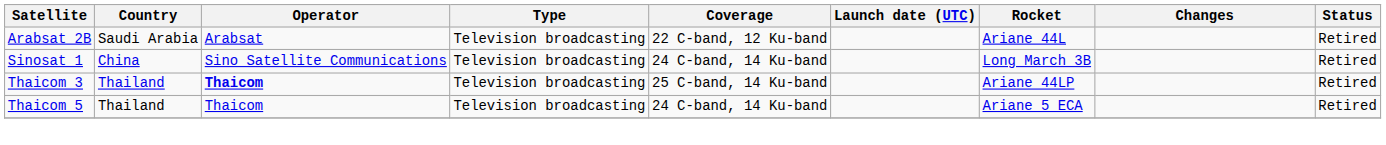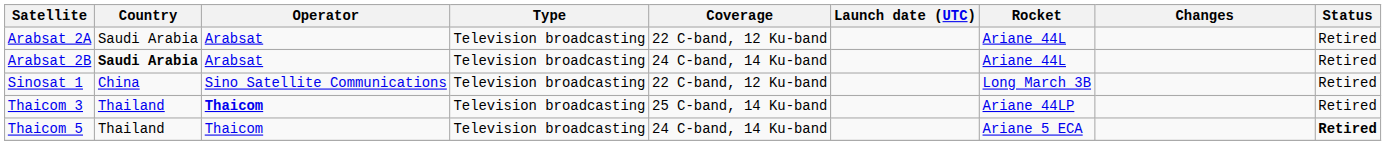+ row: (50, 39)
(148, 39) normal -> (148, 61) bold
(740, 39) 22 C-band, 12 Ku-band -> (740, 61) 24 C-band, 14 Ku-band
(740, 61) 24 C-band, 14 Ku-band -> (740, 84) 22 C-band, 12 Ku-band
(1348, 107) normal -> (1348, 129) bold
